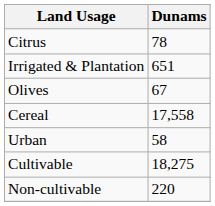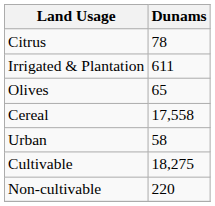(163, 66) 651 -> (163, 66) 611
(159, 90) 67 -> (159, 90) 65
